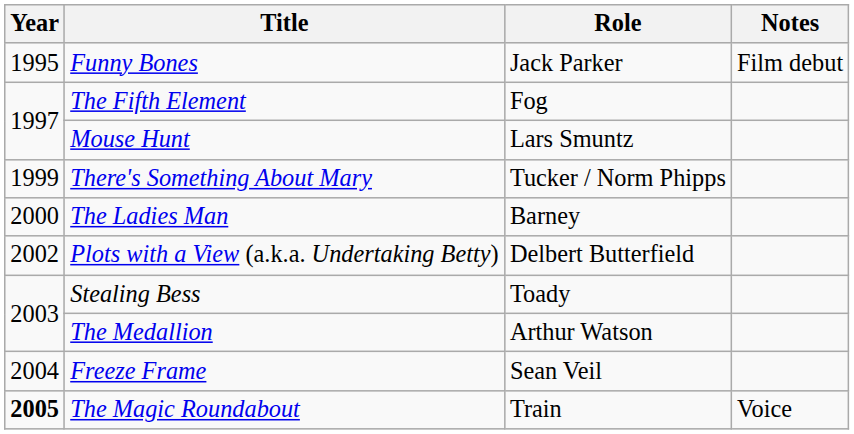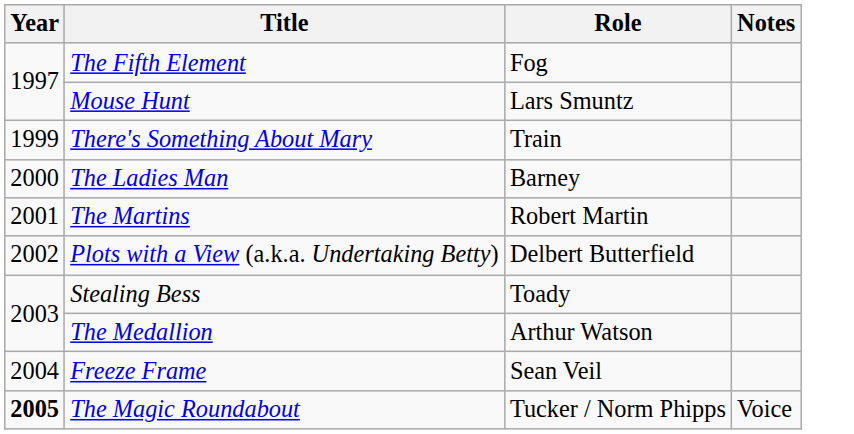- row: (134, 62)
(618, 178) Tucker / Norm Phipps -> (536, 139) Train
+ row: (130, 216)
(536, 409) Train -> (618, 409) Tucker / Norm Phipps
